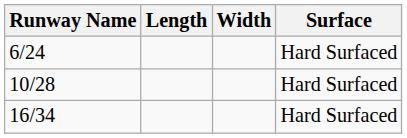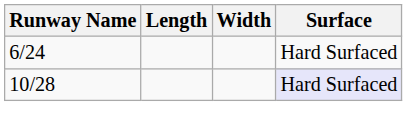(339, 84) no background -> (339, 84) lavender background
- row: (32, 116)
